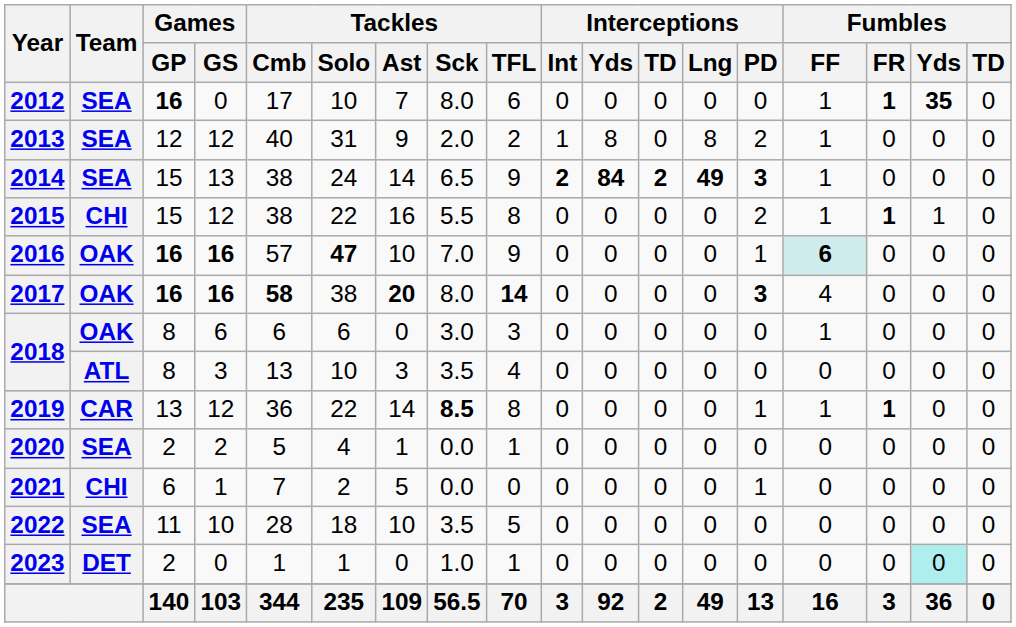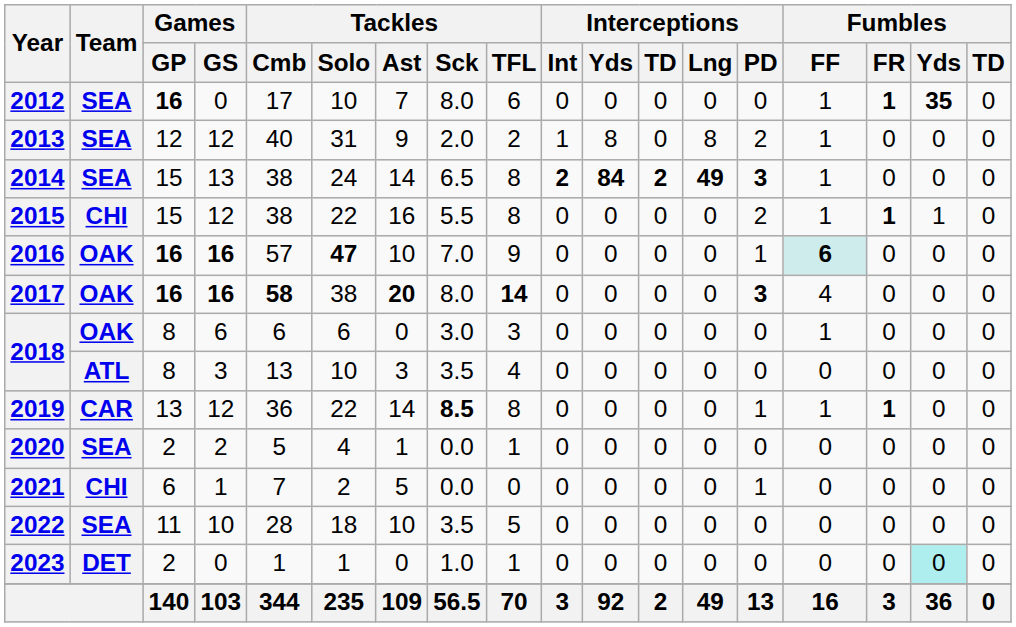(514, 178) 9 -> (514, 178) 8
